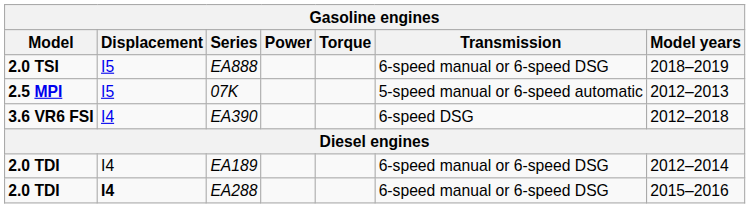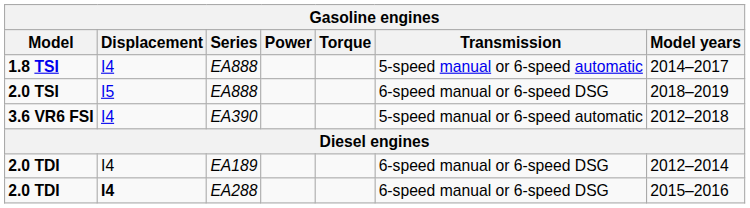+ row: (34, 67)
- row: (35, 92)
(426, 117) 6-speed DSG -> (511, 117) 5-speed manual or 6-speed automatic
